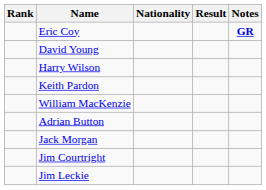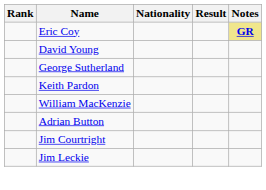(245, 31) no background -> (245, 31) khaki background
+ row: (81, 67)
- row: (69, 67)
- row: (68, 139)
